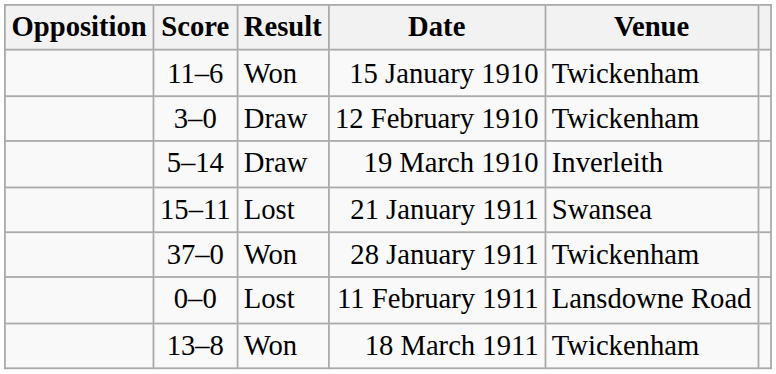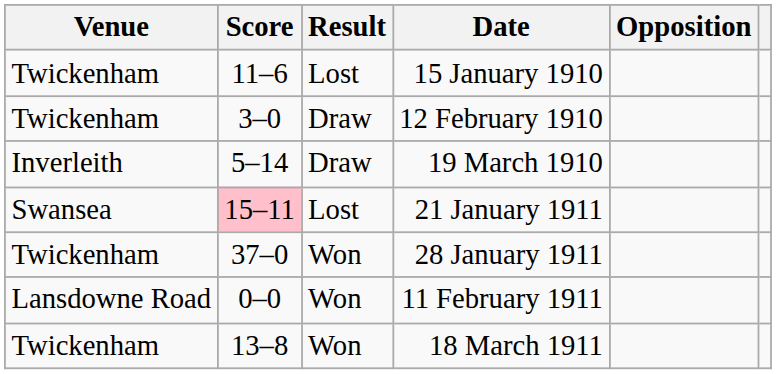columns swapped: (79, 27) <-> (652, 27)
(270, 72) Won -> (334, 72) Lost
(195, 208) no background -> (260, 208) pink background
(269, 299) Lost -> (335, 299) Won
